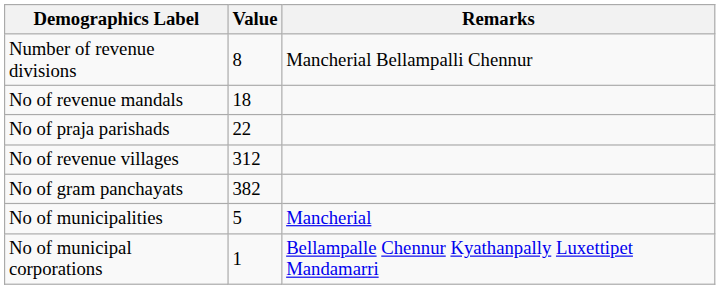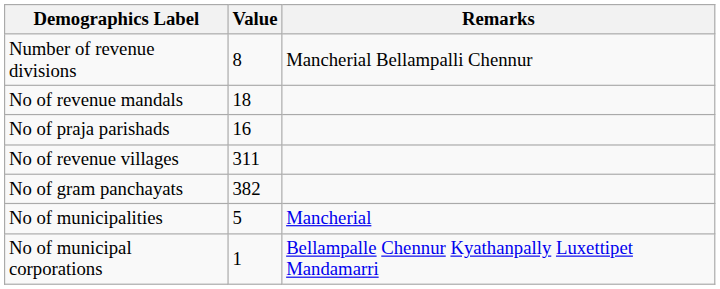(242, 129) 22 -> (242, 129) 16
(246, 159) 312 -> (246, 159) 311
